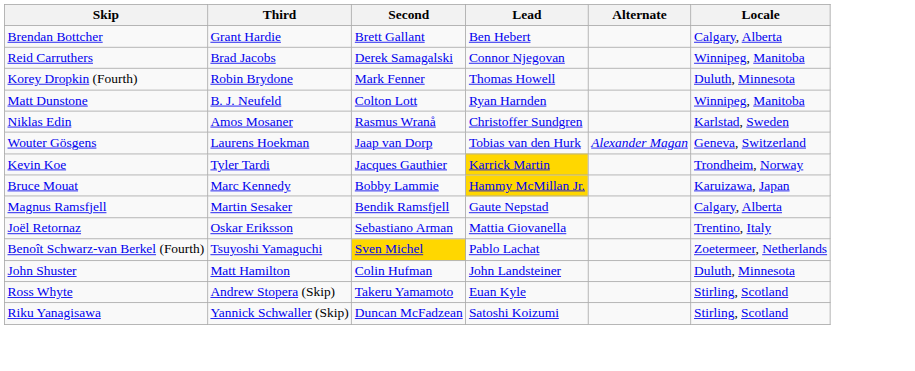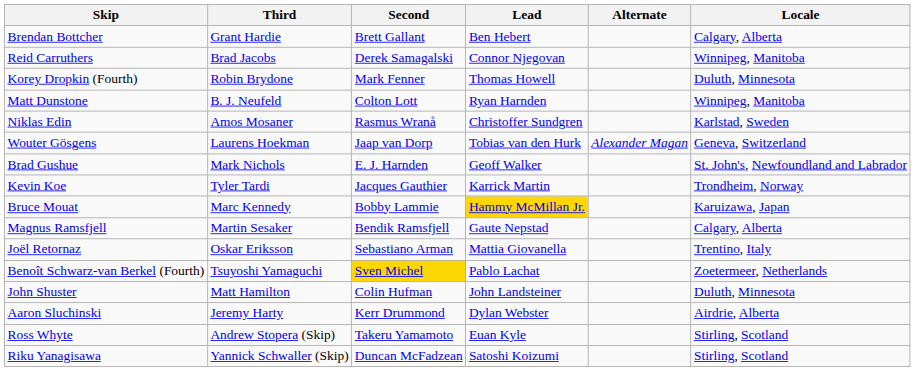+ row: (43, 164)
(509, 164) gold background -> (509, 185) no background
+ row: (54, 313)
